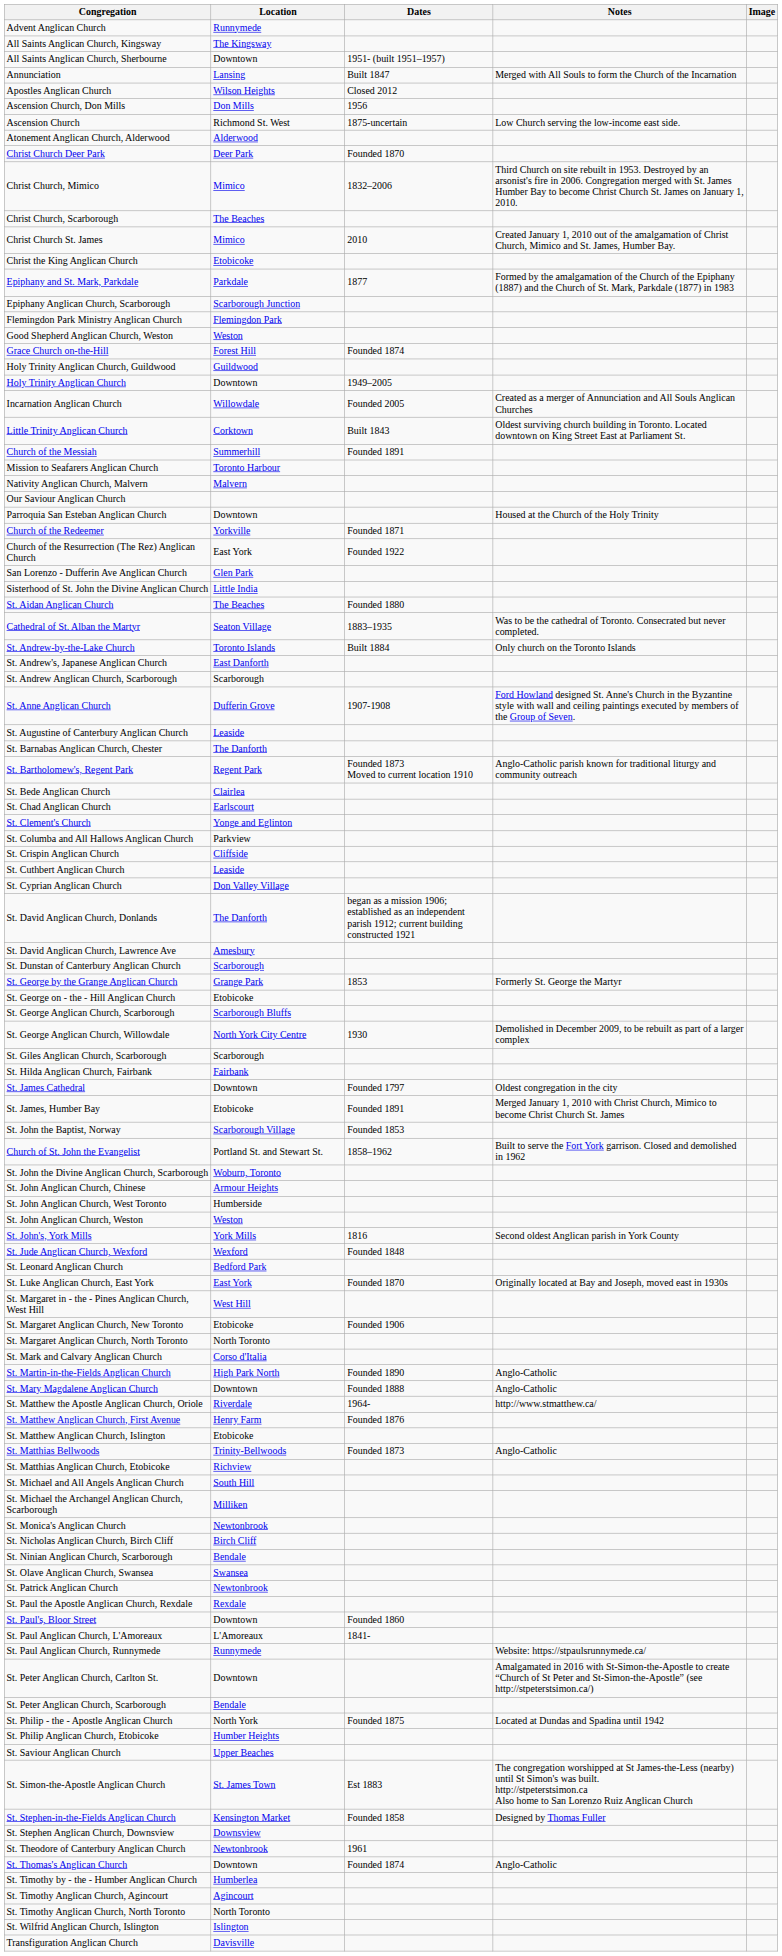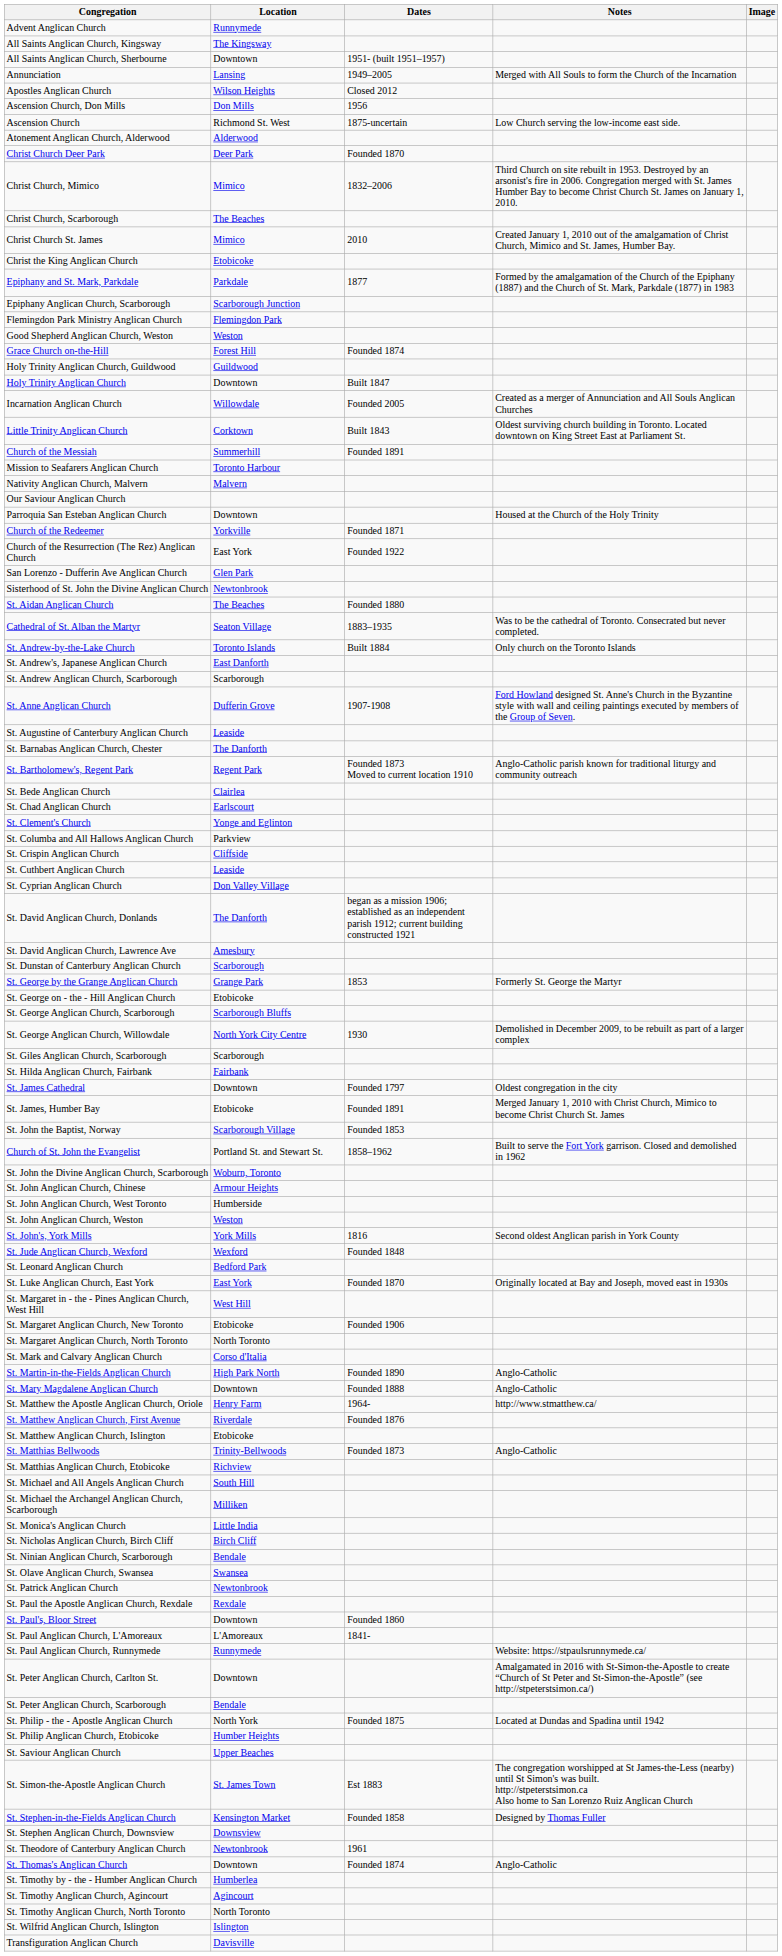(368, 75) Built 1847 -> (370, 75) 1949–2005
(370, 382) 1949–2005 -> (368, 382) Built 1847
(235, 589) Little India -> (241, 589) Newtonbrook
(233, 1404) Riverdale -> (237, 1404) Henry Farm
(237, 1420) Henry Farm -> (233, 1420) Riverdale
(241, 1525) Newtonbrook -> (235, 1525) Little India
